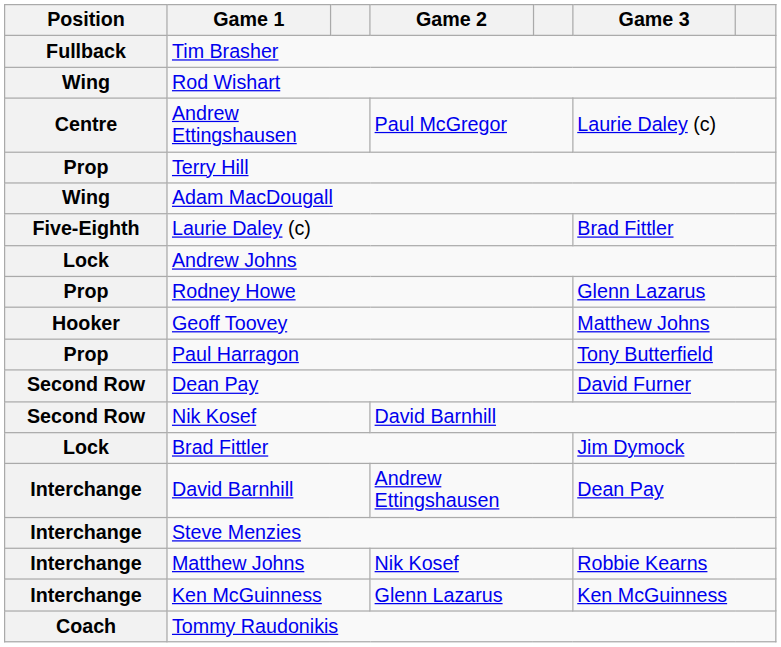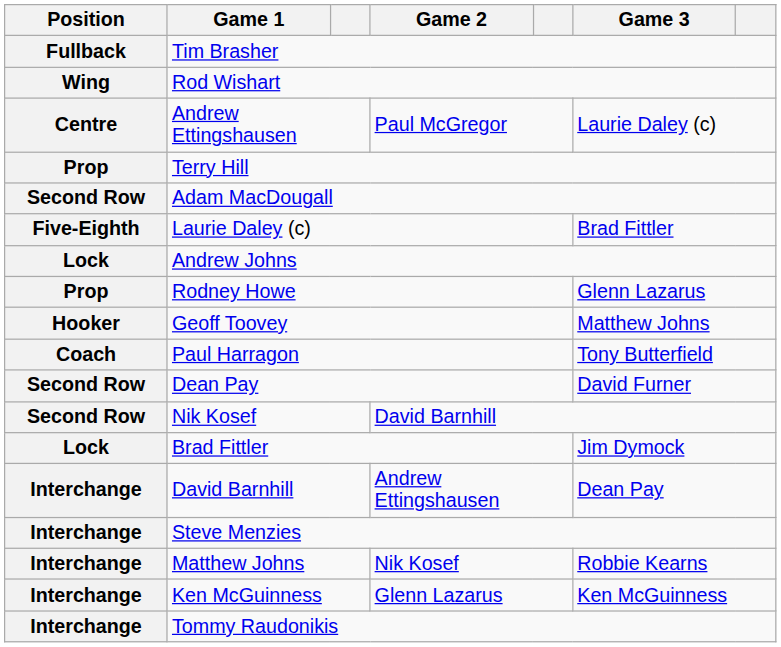(86, 198) Wing -> (86, 198) Second Row
(86, 354) Prop -> (86, 354) Coach
(86, 626) Coach -> (86, 626) Interchange
